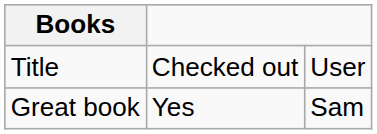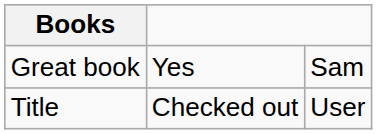rows swapped: (35, 66) <-> (75, 107)
